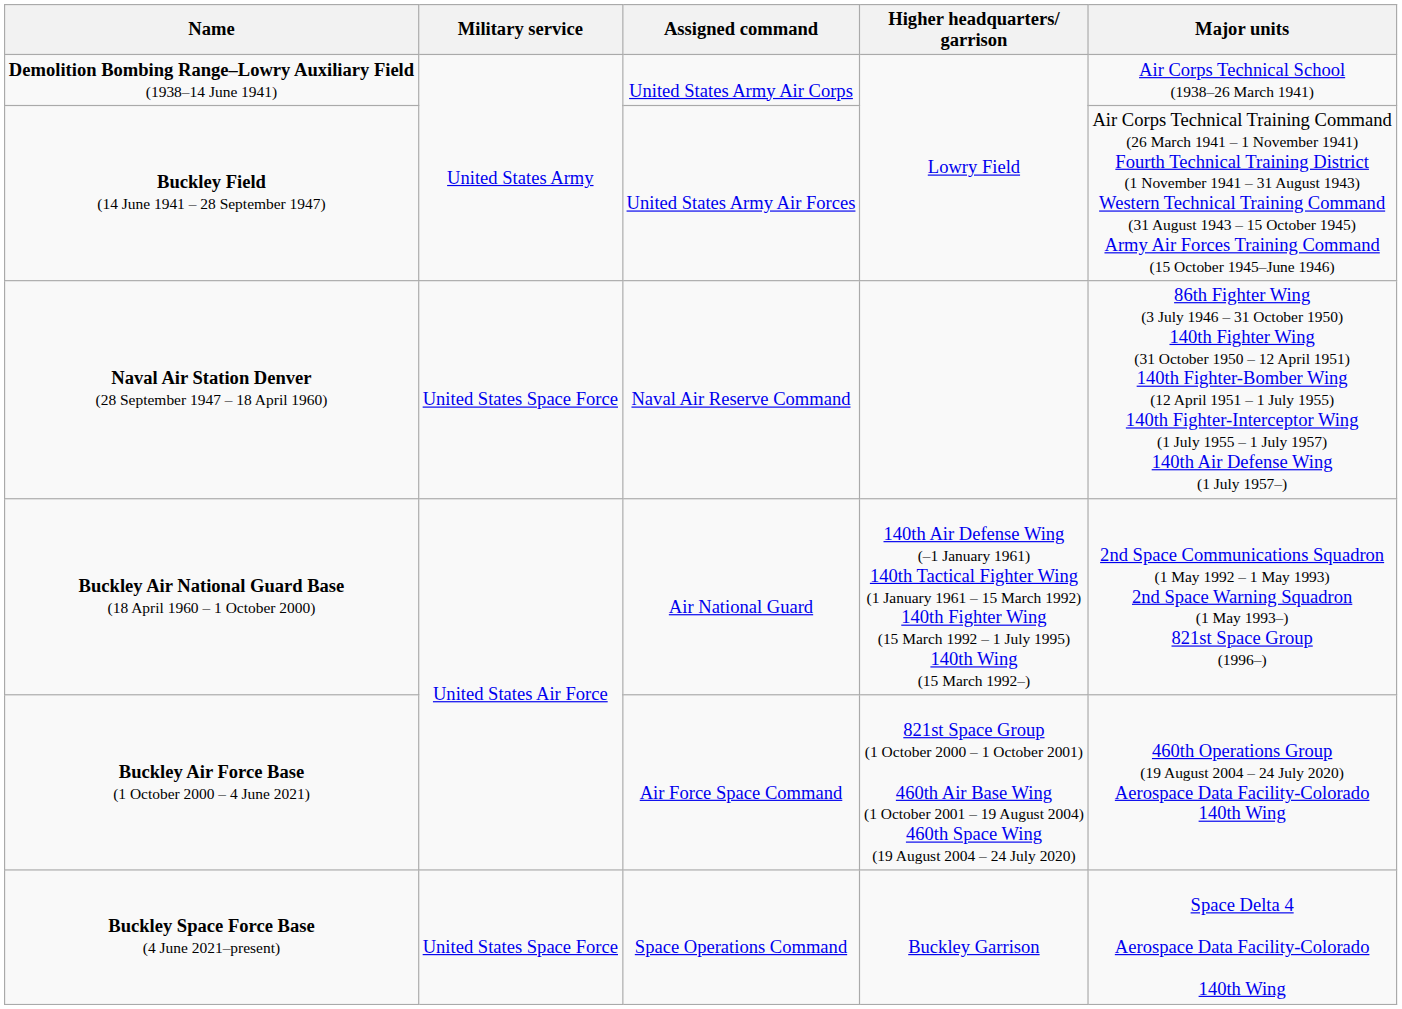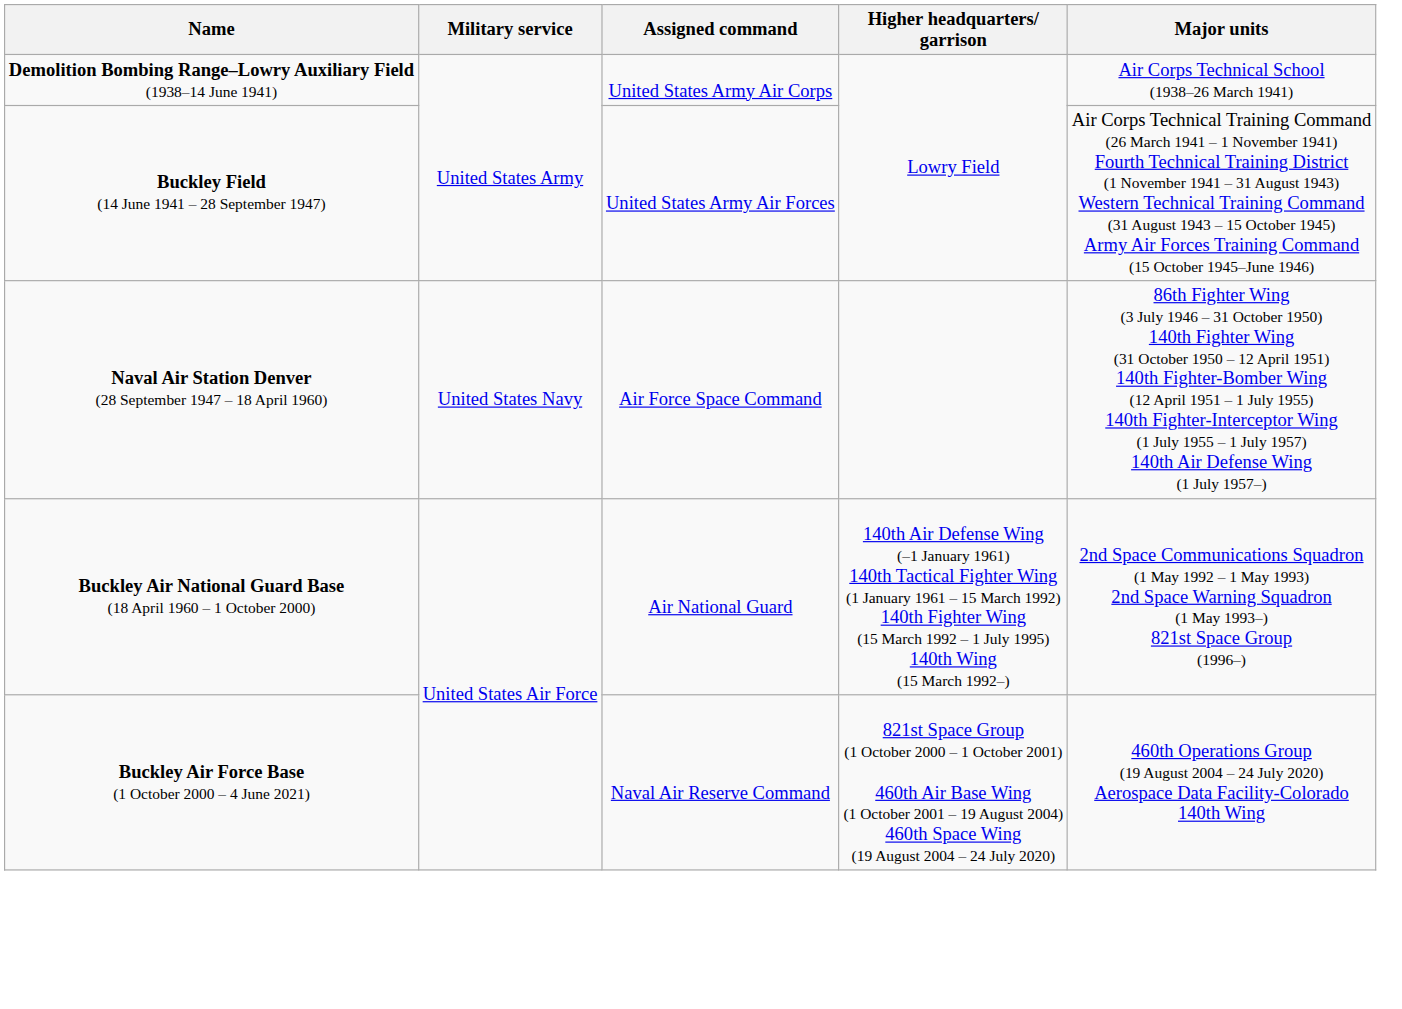(520, 399) United States Space Force -> (510, 399) United States Navy
(741, 399) Naval Air Reserve Command -> (720, 399) Air Force Space Command
(741, 792) Air Force Space Command -> (720, 792) Naval Air Reserve Command
- row: (211, 937)
